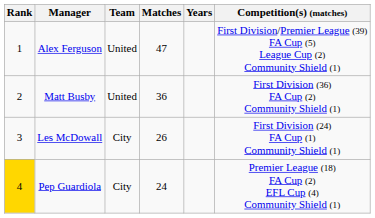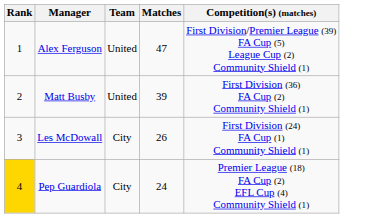- column: (199, 13)
(162, 96) 36 -> (162, 96) 39
